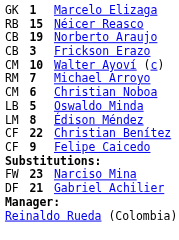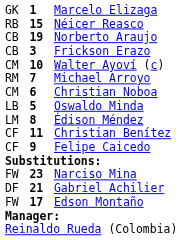(36, 133) 22 -> (36, 133) 11
+ row: (99, 202)
